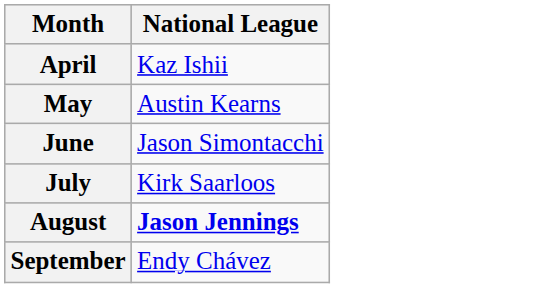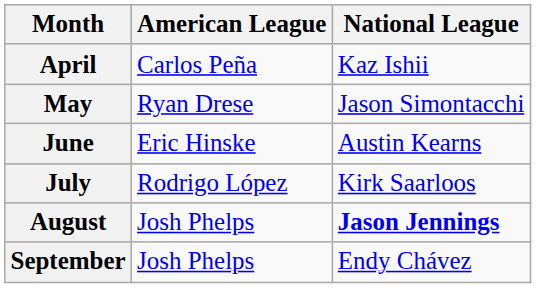+ column: (232, 24)
(209, 103) Austin Kearns -> (431, 103) Jason Simontacchi
(230, 143) Jason Simontacchi -> (410, 143) Austin Kearns
